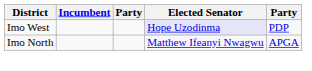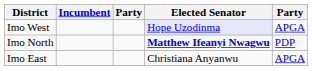(279, 27) PDP -> (290, 27) APGA
(205, 43) normal -> (208, 43) bold
(284, 43) APGA -> (285, 43) PDP
+ row: (27, 58)
